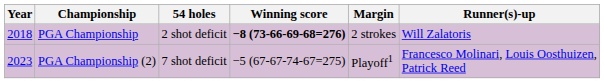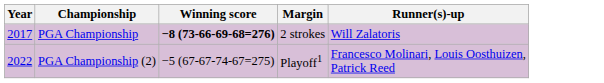- column: (194, 14)
(20, 34) 2018 -> (20, 34) 2017
(20, 61) 2023 -> (20, 61) 2022
